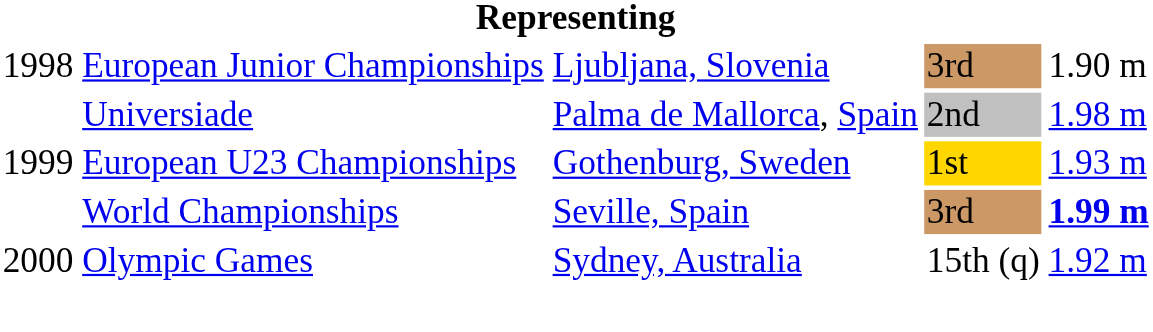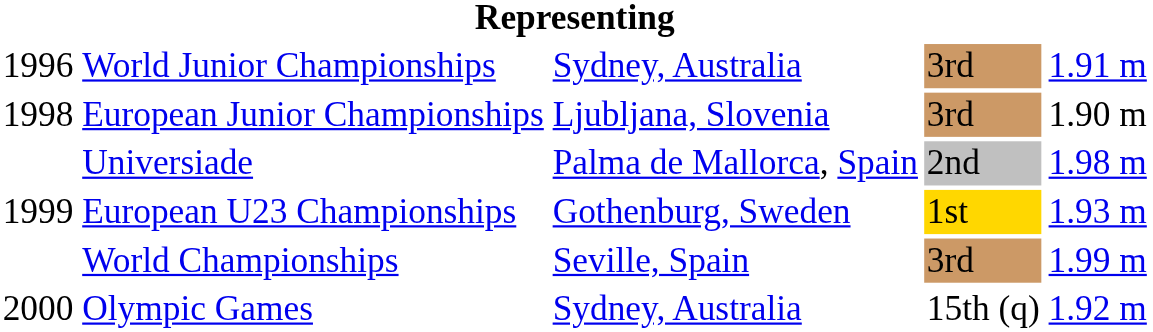+ row: (289, 65)
(1099, 211) bold -> (1098, 260) normal
